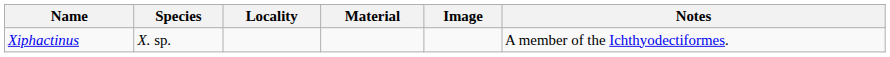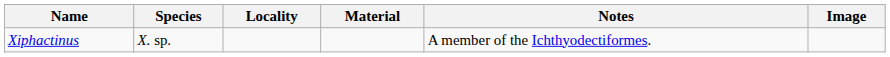columns swapped: (693, 16) <-> (463, 16)
